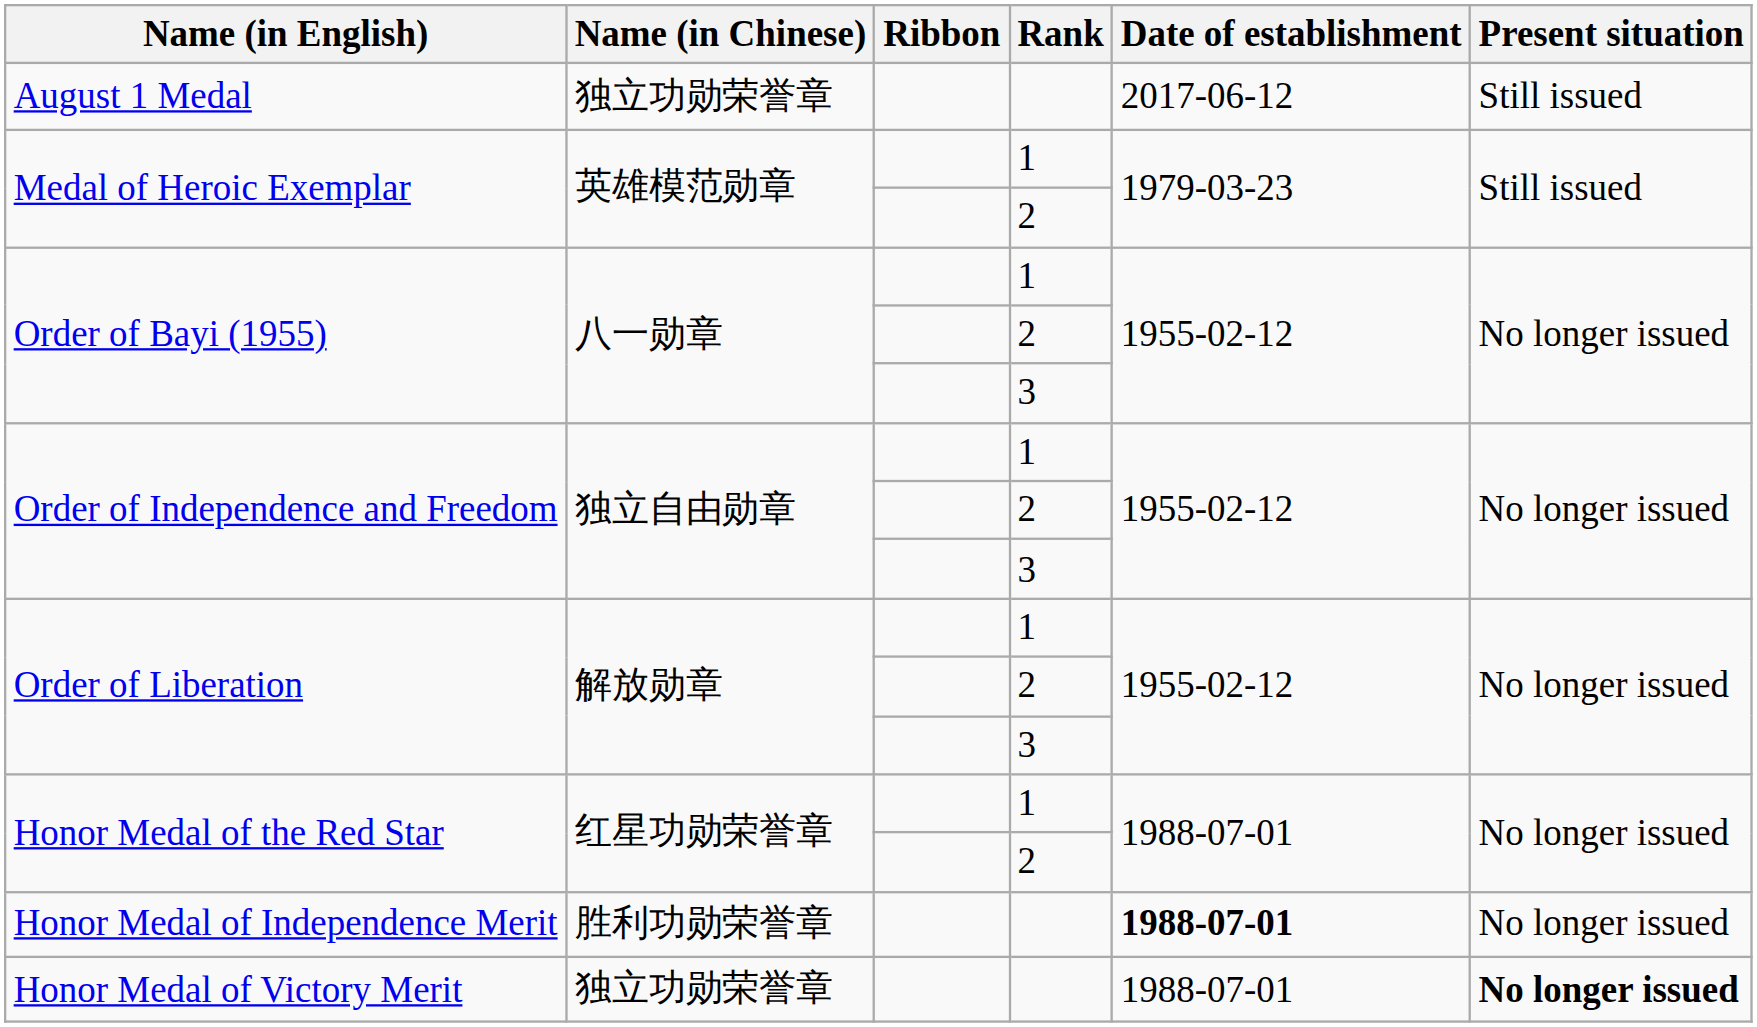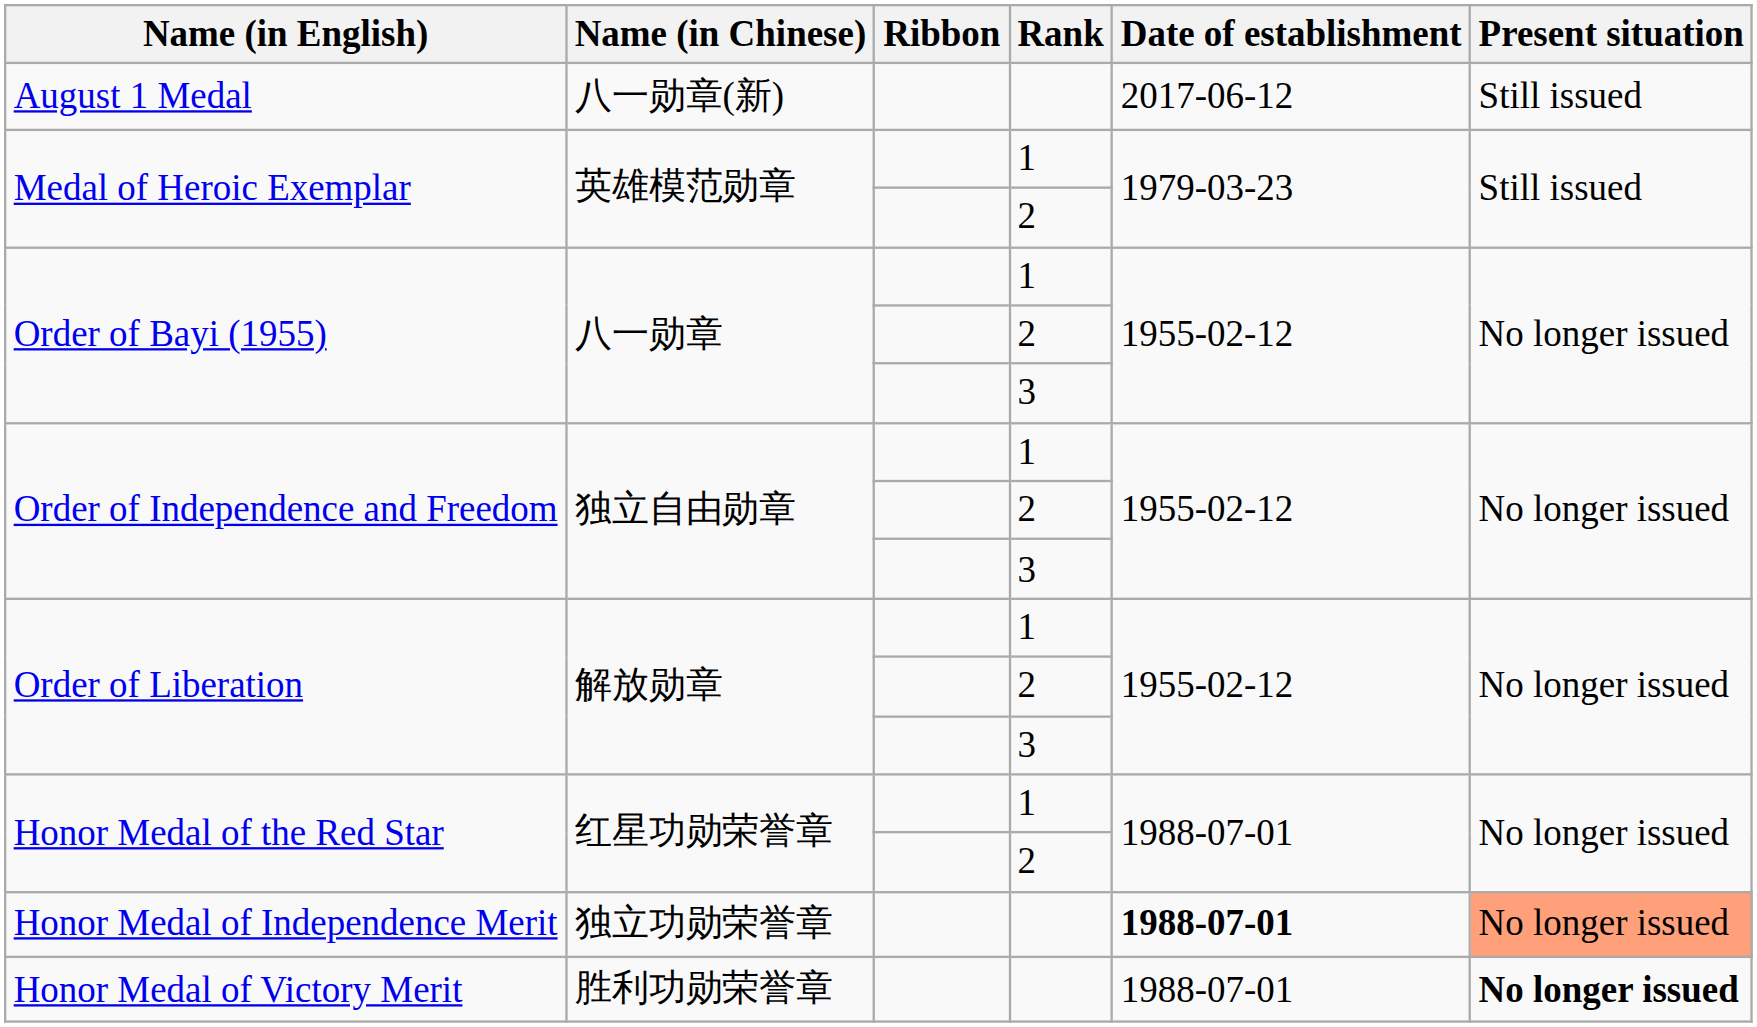(704, 94) 独立功勋荣誉章 -> (679, 94) 八一勋章(新)
(704, 922) 胜利功勋荣誉章 -> (704, 922) 独立功勋荣誉章
(1604, 923) no background -> (1604, 923) lightsalmon background
(704, 987) 独立功勋荣誉章 -> (704, 987) 胜利功勋荣誉章
